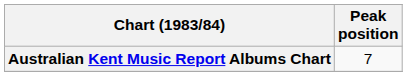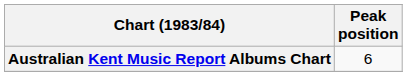(368, 58) 7 -> (368, 58) 6
